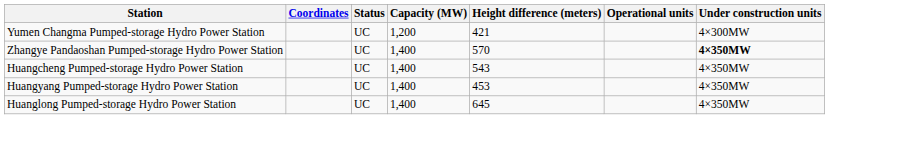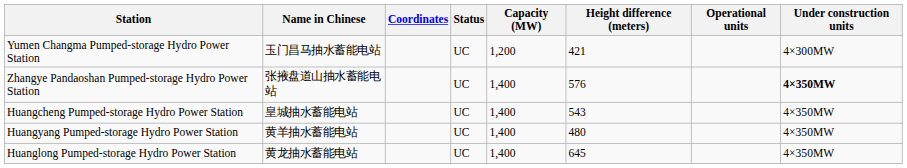+ column: (324, 20)
(481, 50) 570 -> (577, 84) 576
(481, 86) 453 -> (577, 133) 480
